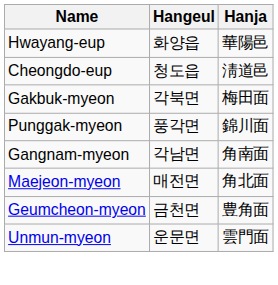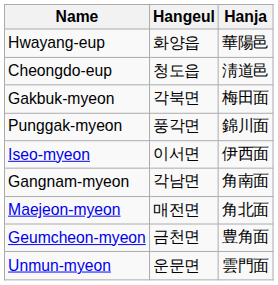+ row: (49, 154)
